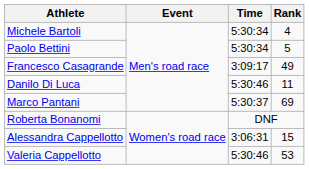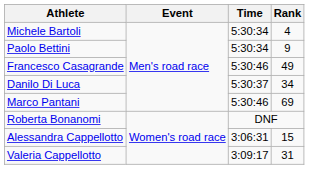(287, 49) 5 -> (287, 49) 9
(250, 67) 3:09:17 -> (250, 67) 5:30:46
(250, 85) 5:30:46 -> (250, 85) 5:30:37
(287, 85) 11 -> (287, 85) 34
(250, 102) 5:30:37 -> (250, 102) 5:30:46
(250, 156) 5:30:46 -> (250, 156) 3:09:17
(287, 156) 53 -> (287, 156) 31
